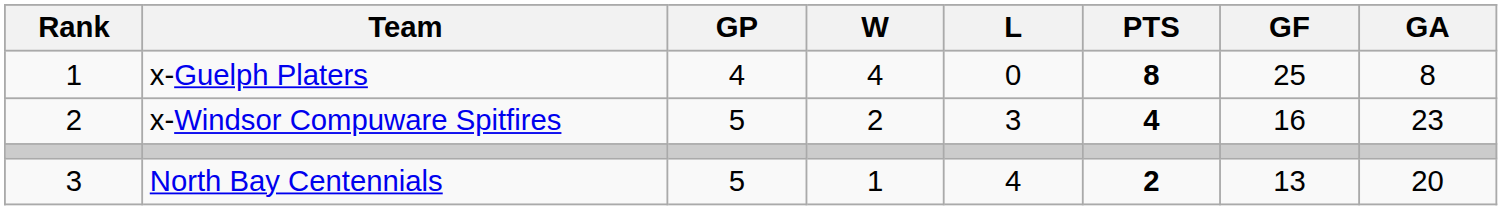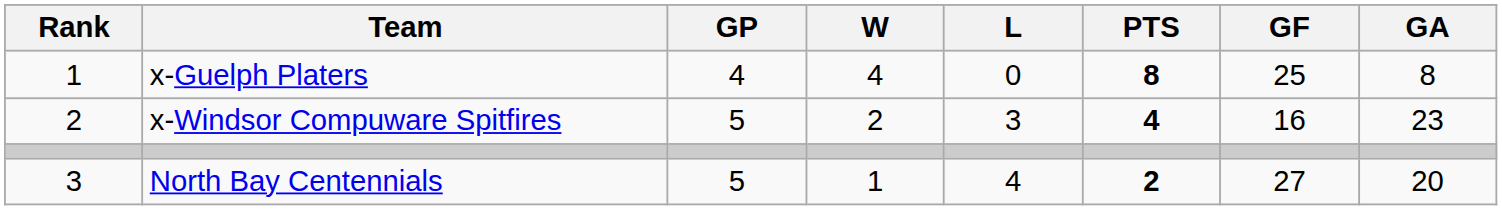(1289, 180) 13 -> (1289, 180) 27
